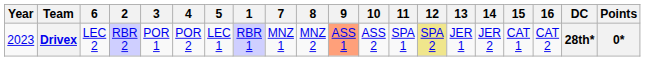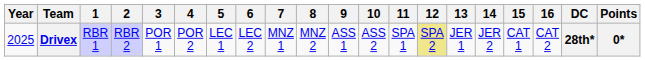columns swapped: (249, 14) <-> (94, 14)
(21, 39) 2023 -> (21, 39) 2025
(344, 39) lightsalmon background -> (344, 39) no background
